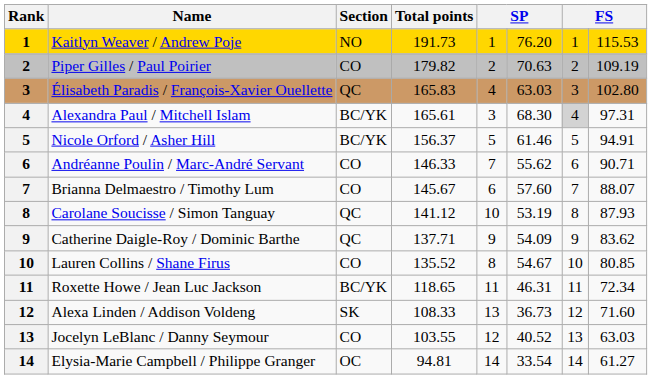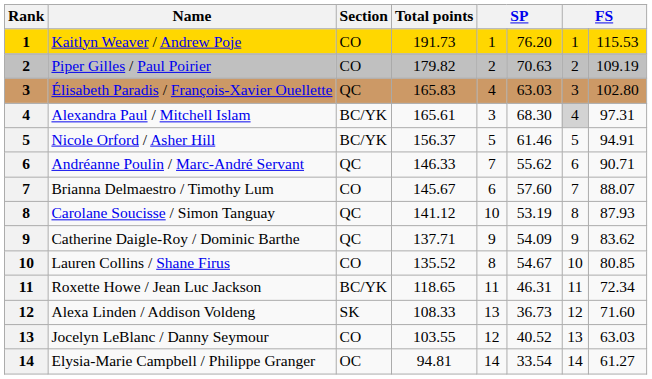(351, 41) NO -> (350, 41) CO
(350, 164) CO -> (350, 164) QC
